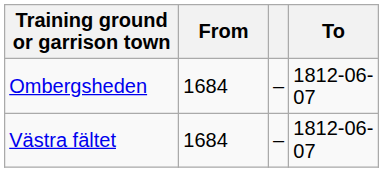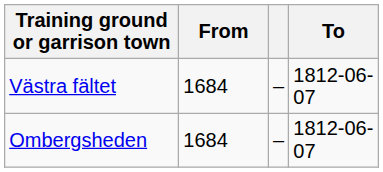rows swapped: (63, 140) <-> (78, 85)
